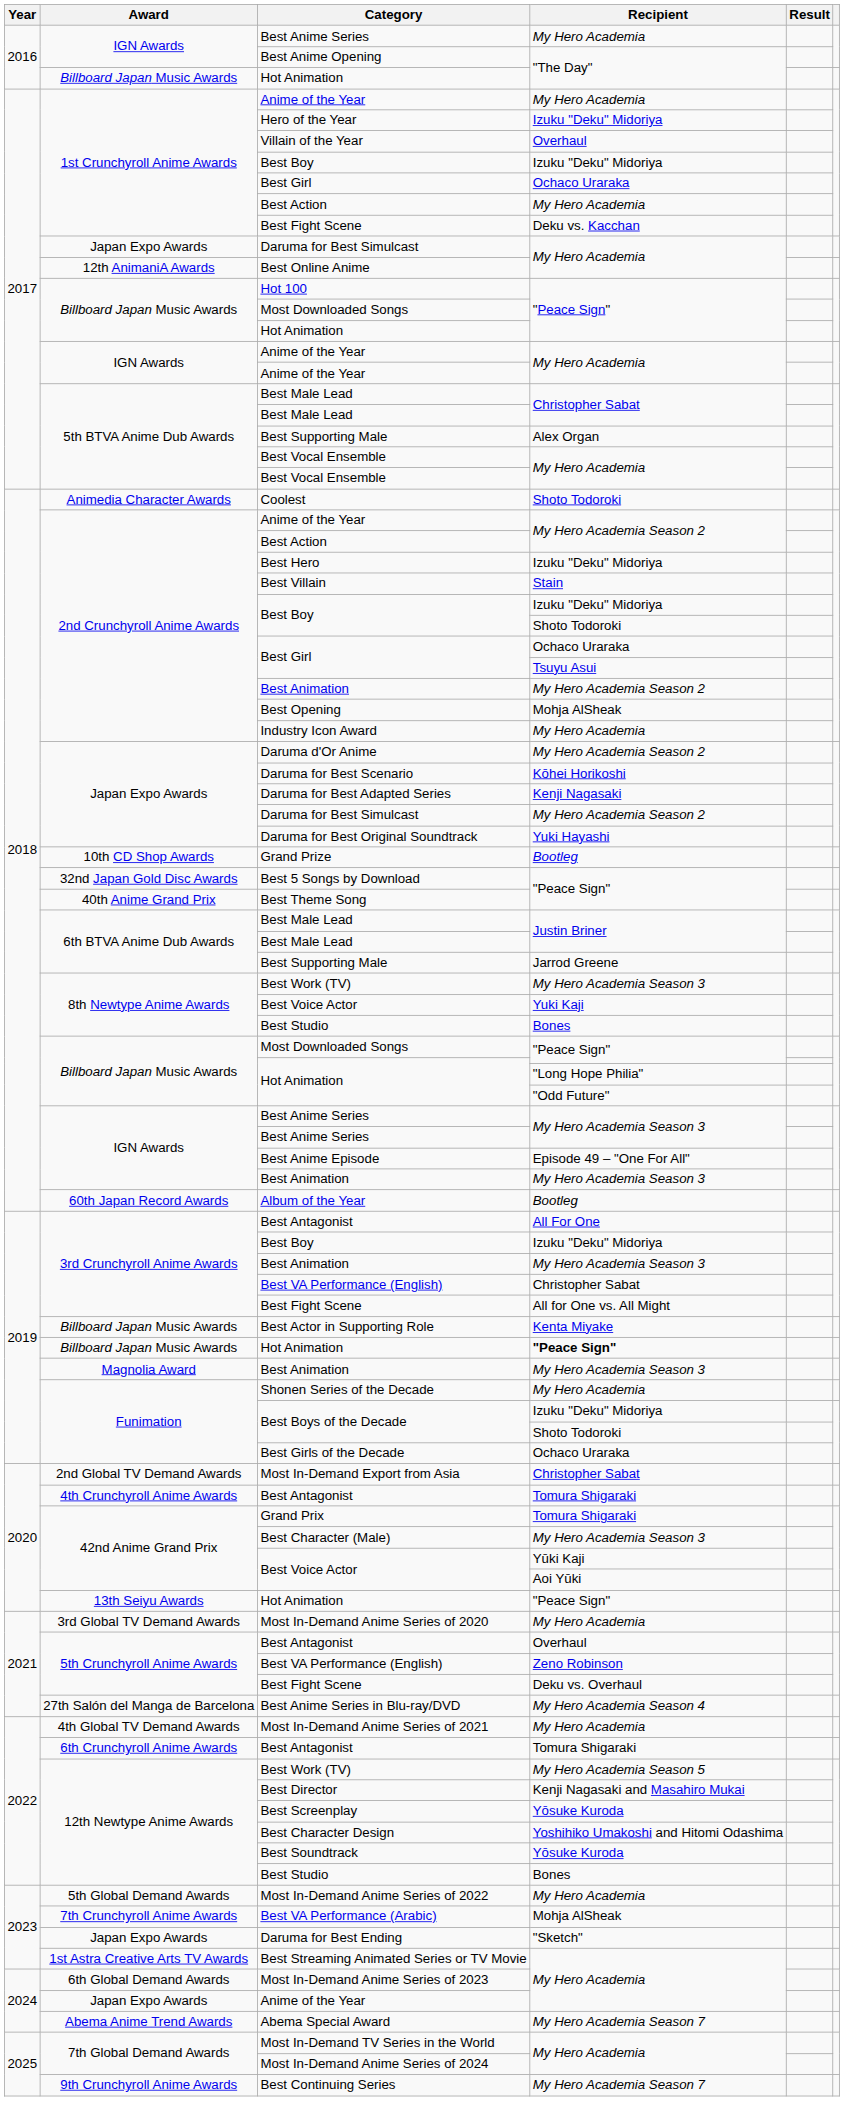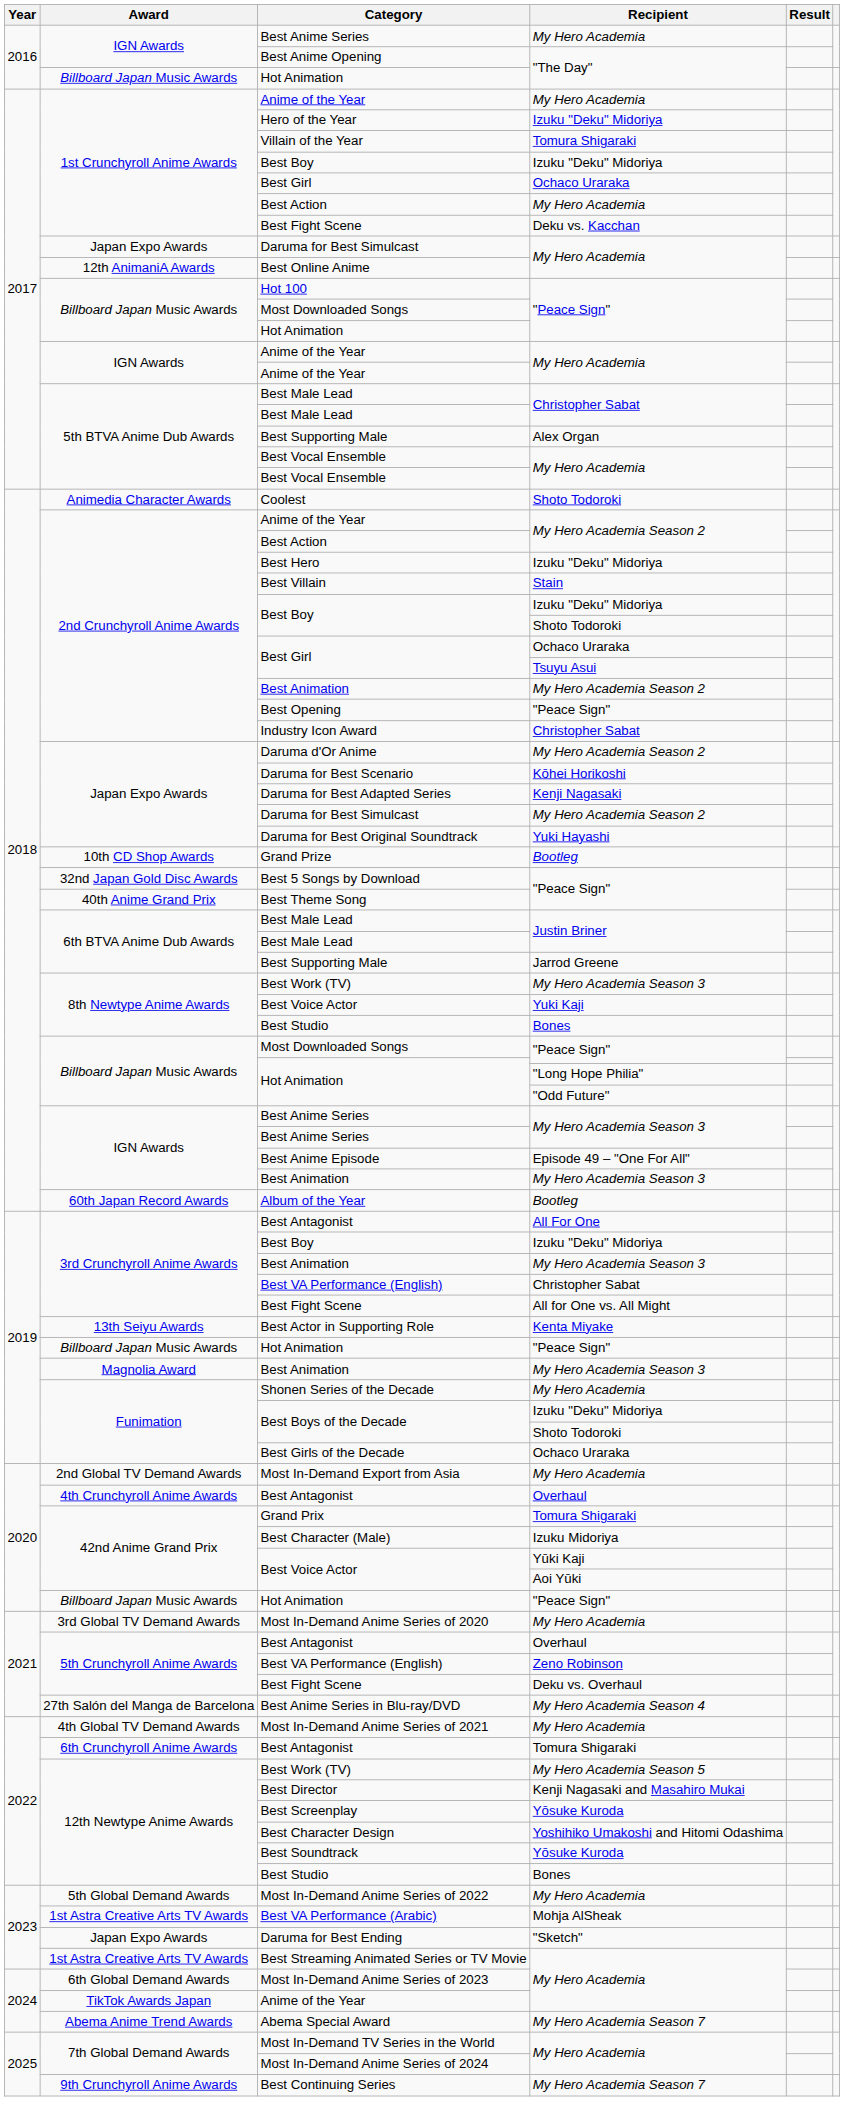(560, 141) Overhaul -> (584, 141) Tomura Shigaraki
(577, 710) Mohja AlSheak -> (571, 710) "Peace Sign"
(589, 731) My Hero Academia -> (586, 731) Christopher Sabat
(149, 1326) Billboard Japan Music Awards -> (149, 1326) 13th Seiyu Awards
(574, 1348) bold -> (571, 1348) normal
(586, 1474) Christopher Sabat -> (589, 1474) My Hero Academia
(584, 1495) Tomura Shigaraki -> (560, 1495) Overhaul
(619, 1537) My Hero Academia Season 3 -> (576, 1537) Izuku Midoriya
(149, 1600) 13th Seiyu Awards -> (149, 1600) Billboard Japan Music Awards
(149, 1916) 7th Crunchyroll Anime Awards -> (149, 1916) 1st Astra Creative Arts TV Awards
(149, 2000) Japan Expo Awards -> (149, 2000) TikTok Awards Japan
